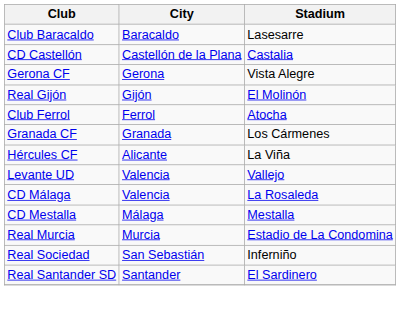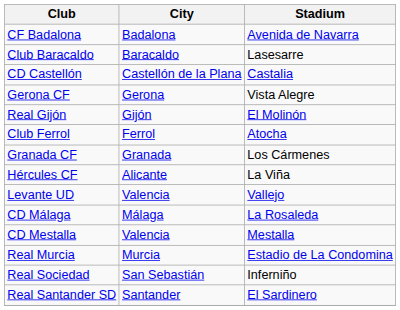+ row: (44, 34)
(146, 194) Valencia -> (143, 214) Málaga
(143, 214) Málaga -> (146, 235) Valencia
